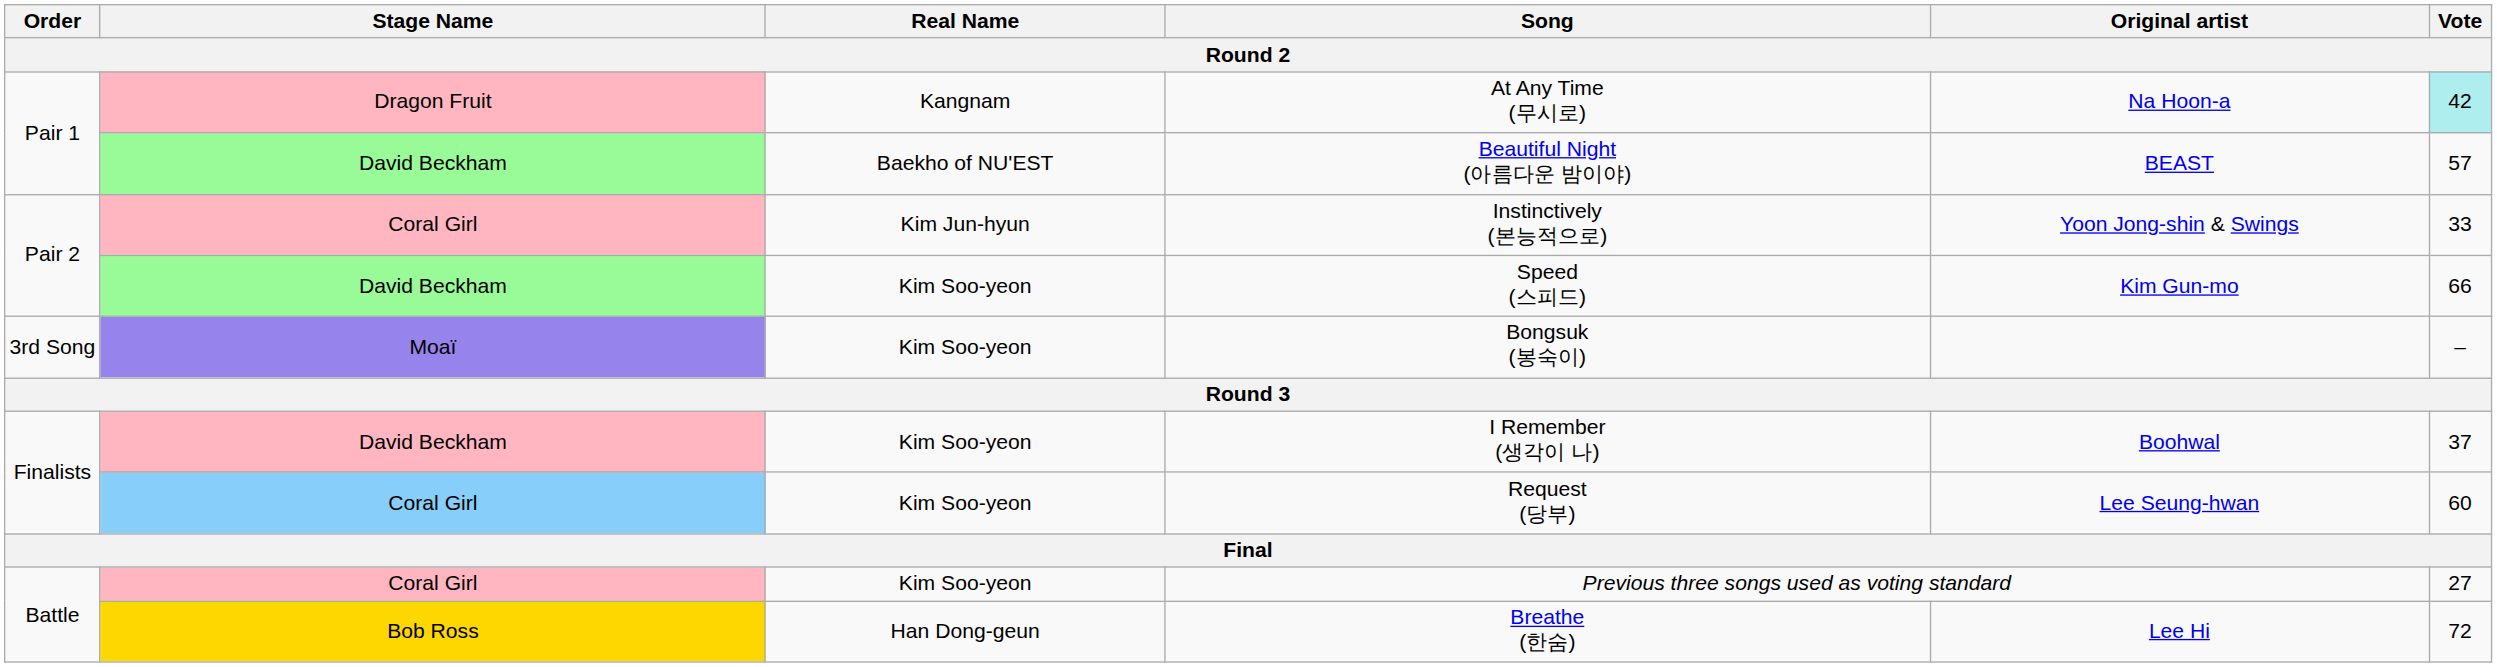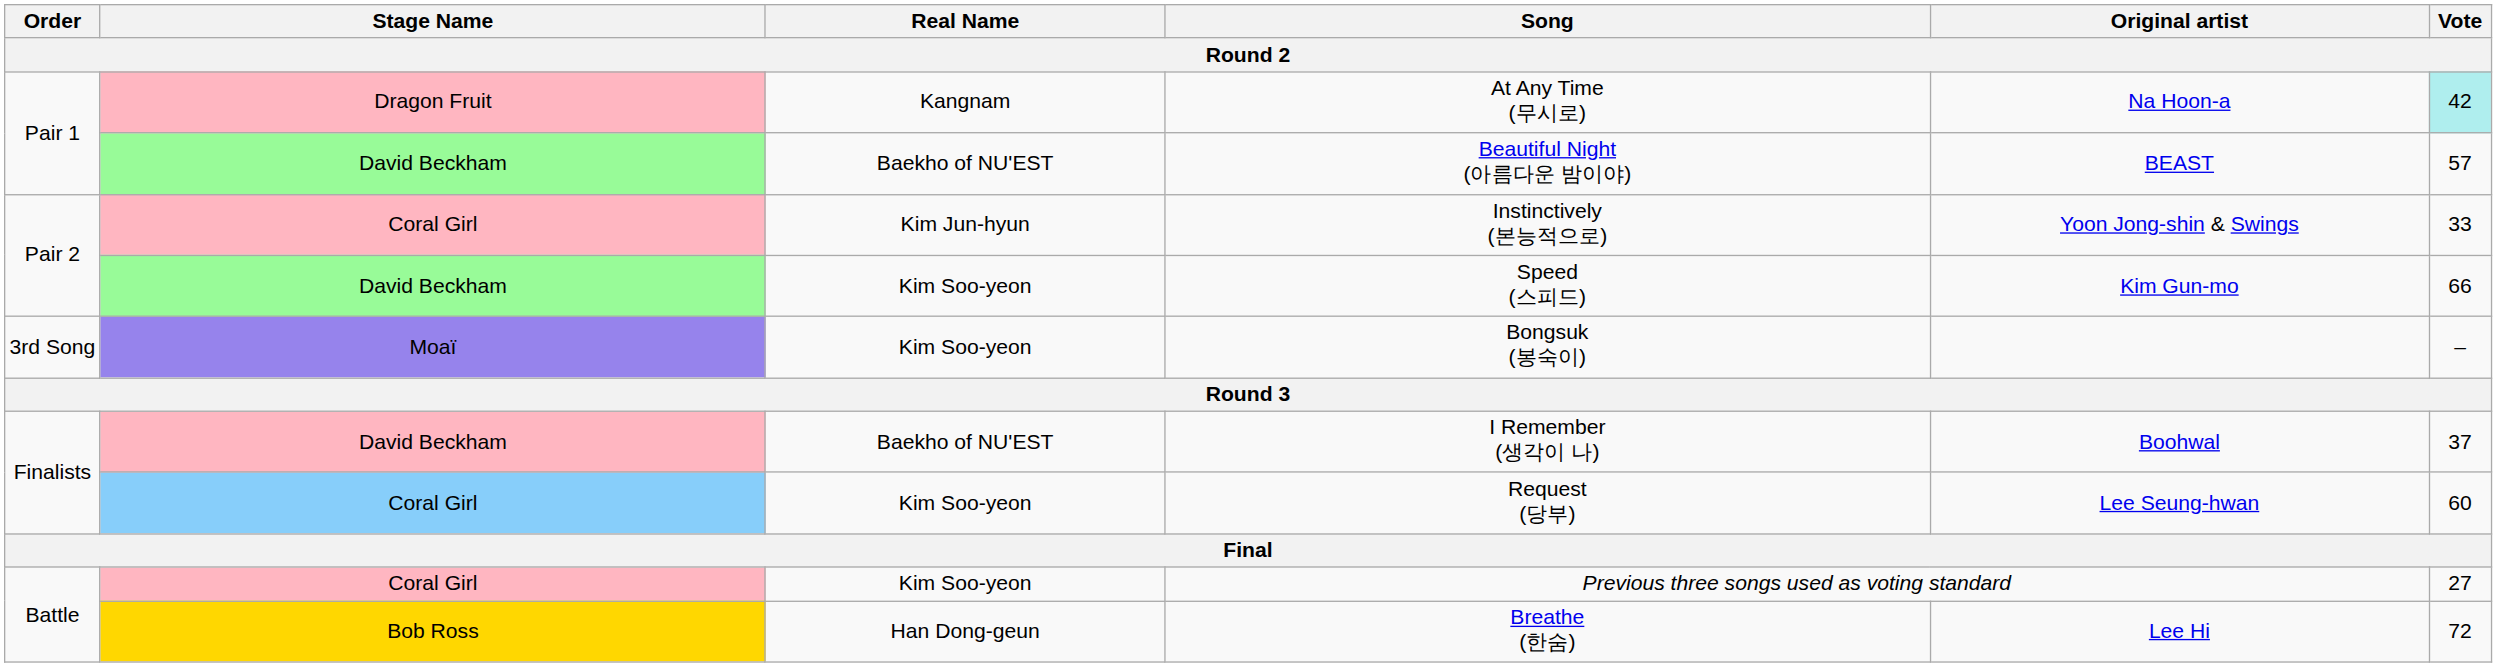(965, 441) Kim Soo-yeon -> (965, 441) Baekho of NU'EST
